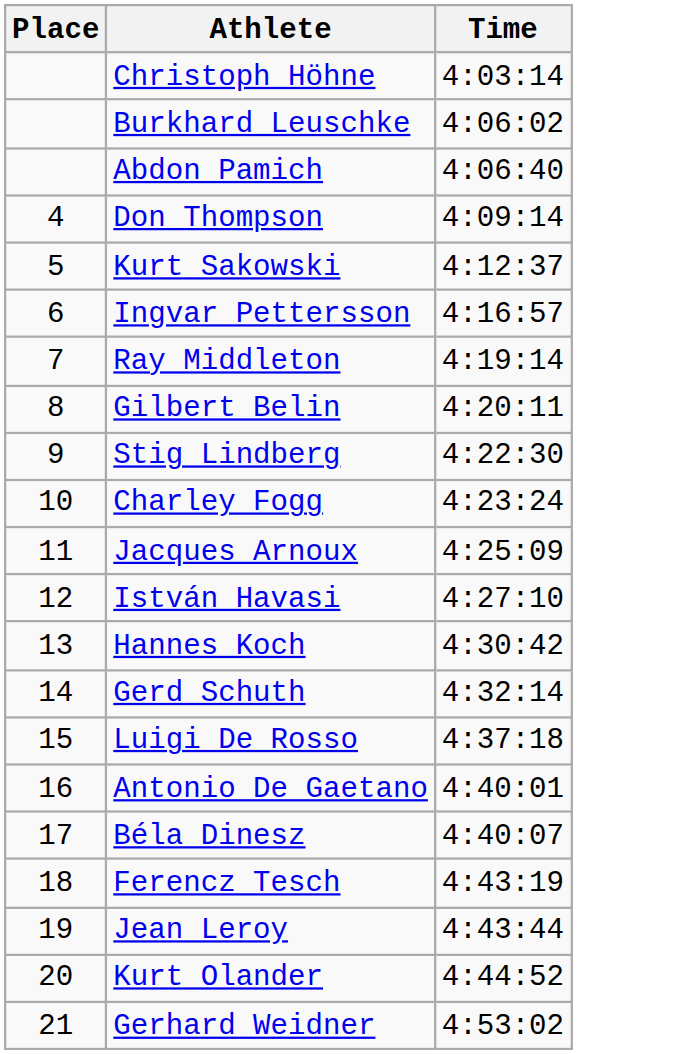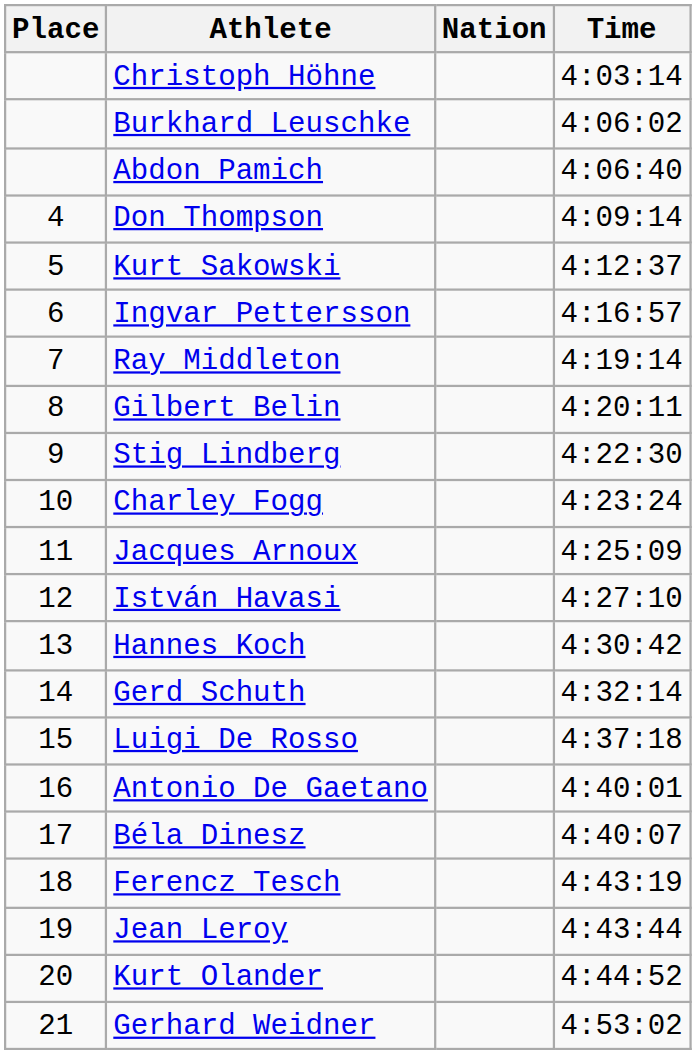+ column: (494, 29)
